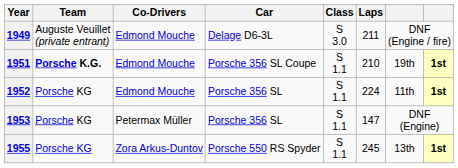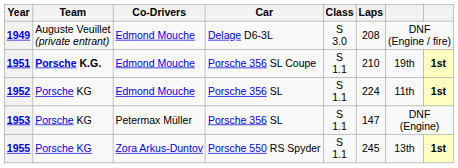(371, 36) 211 -> (371, 36) 208
